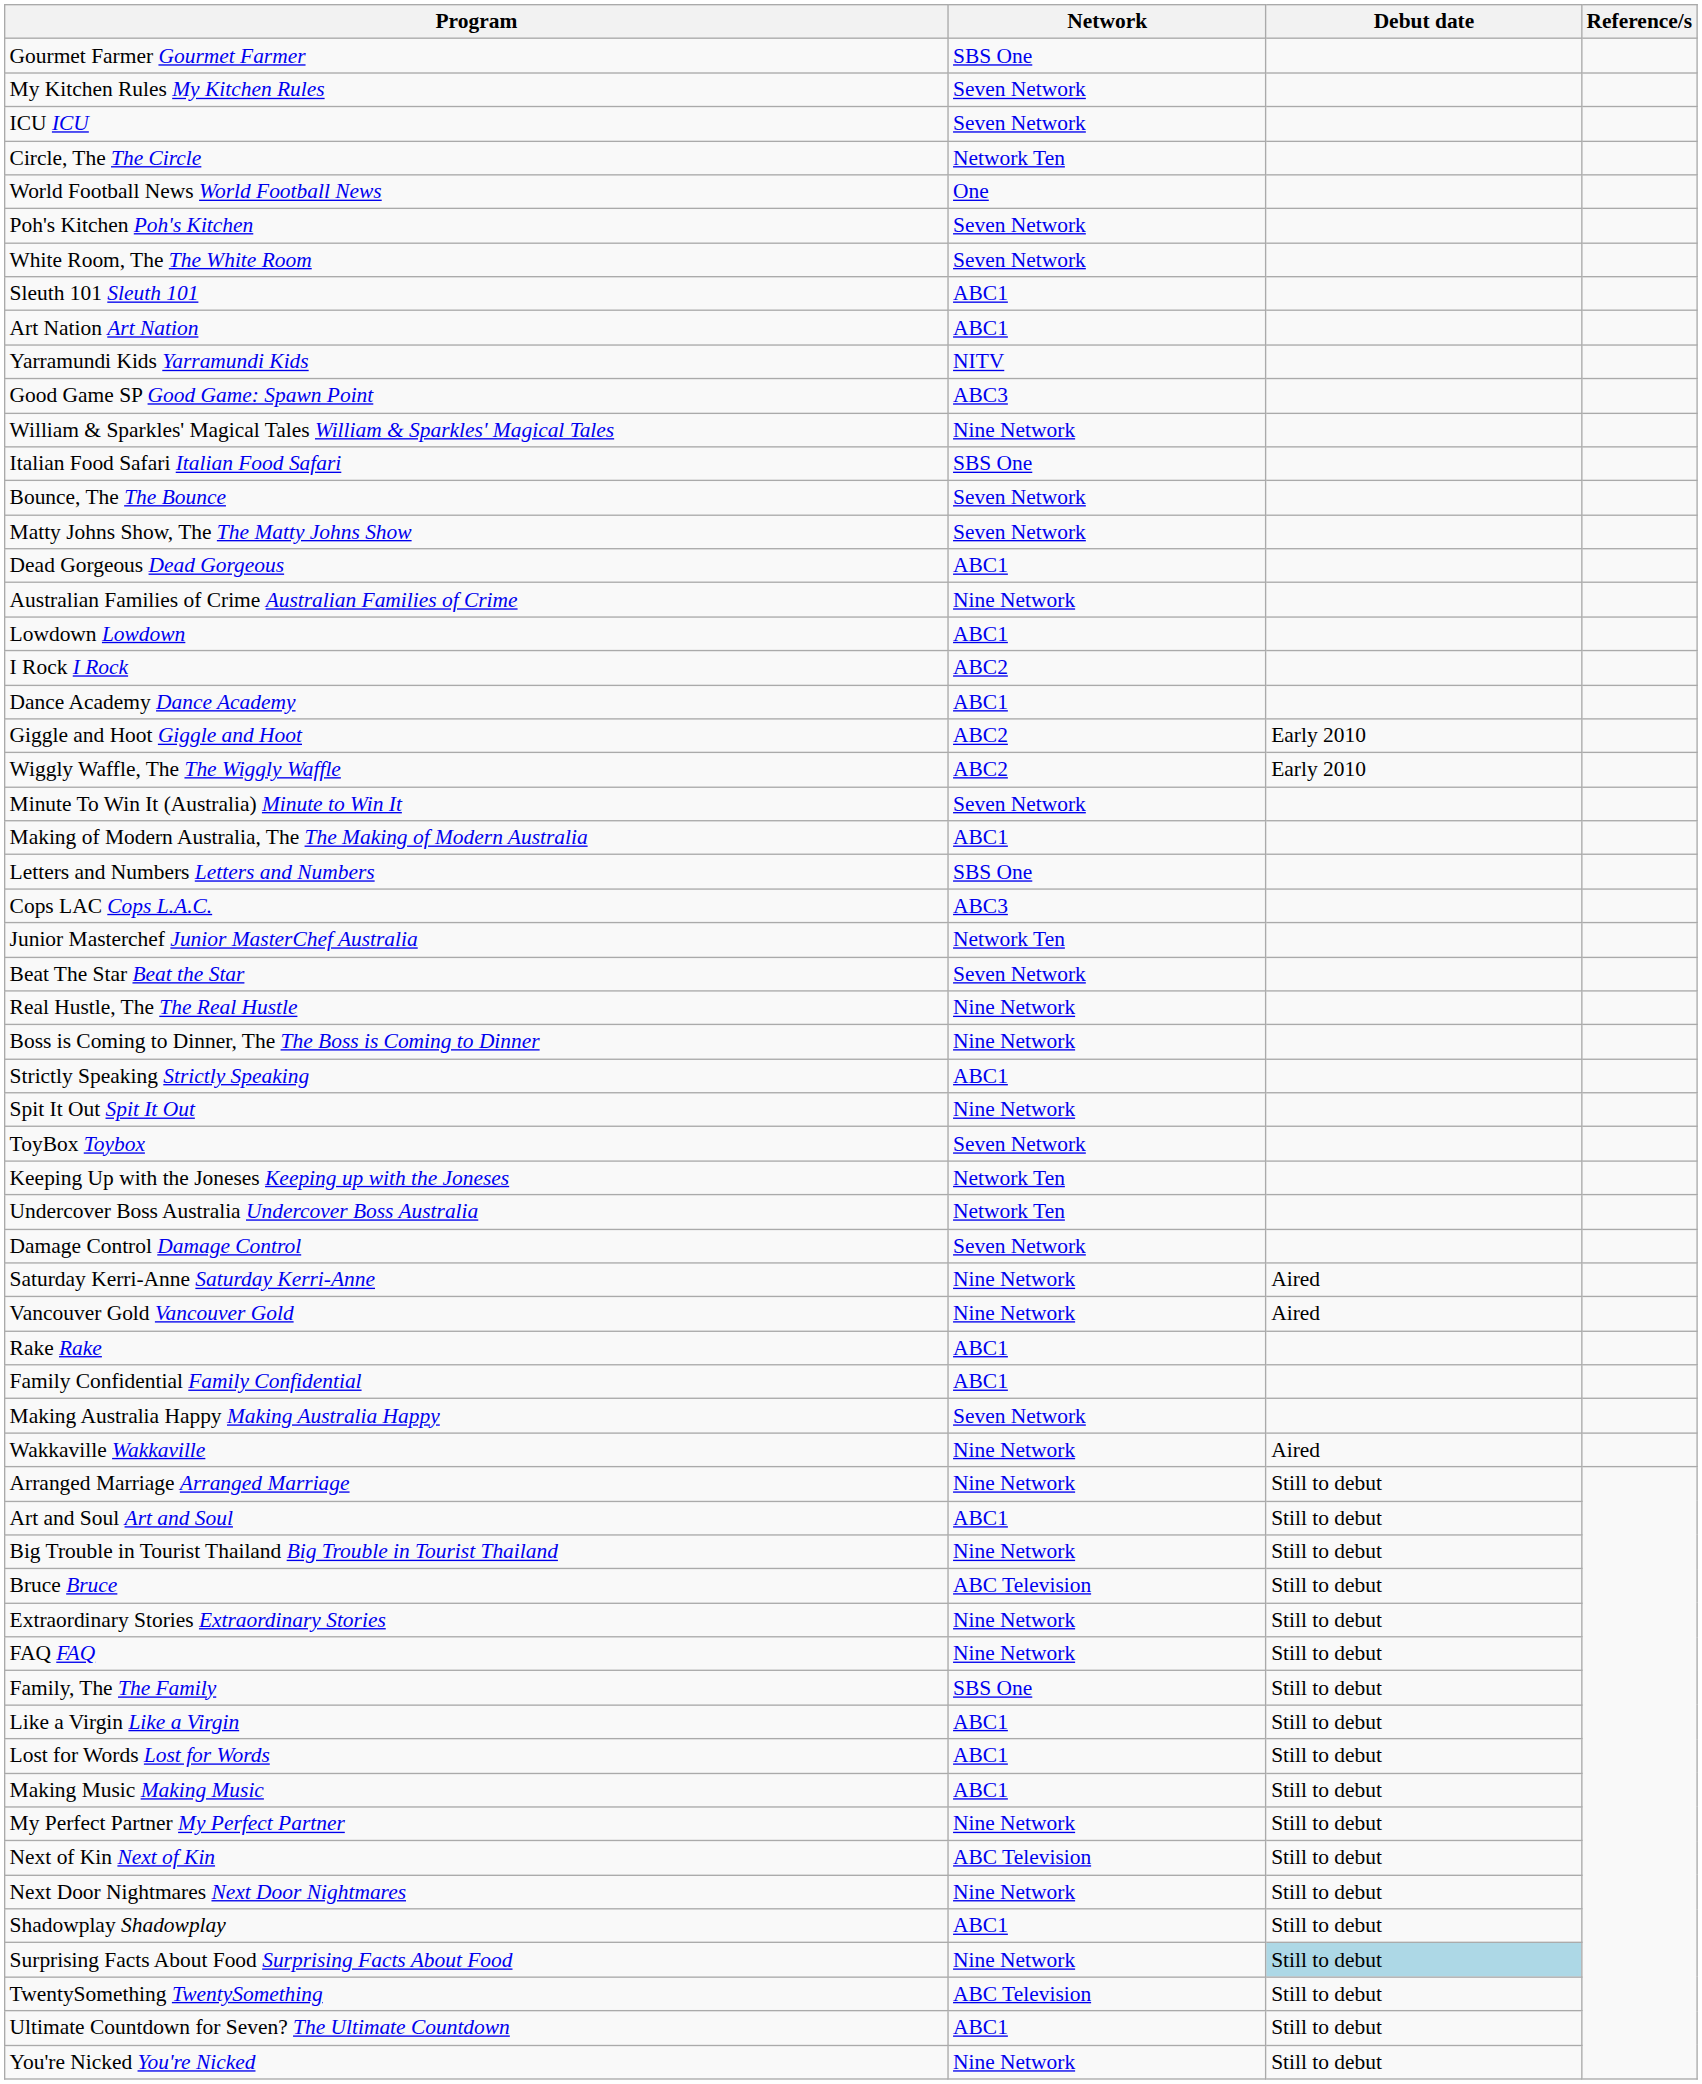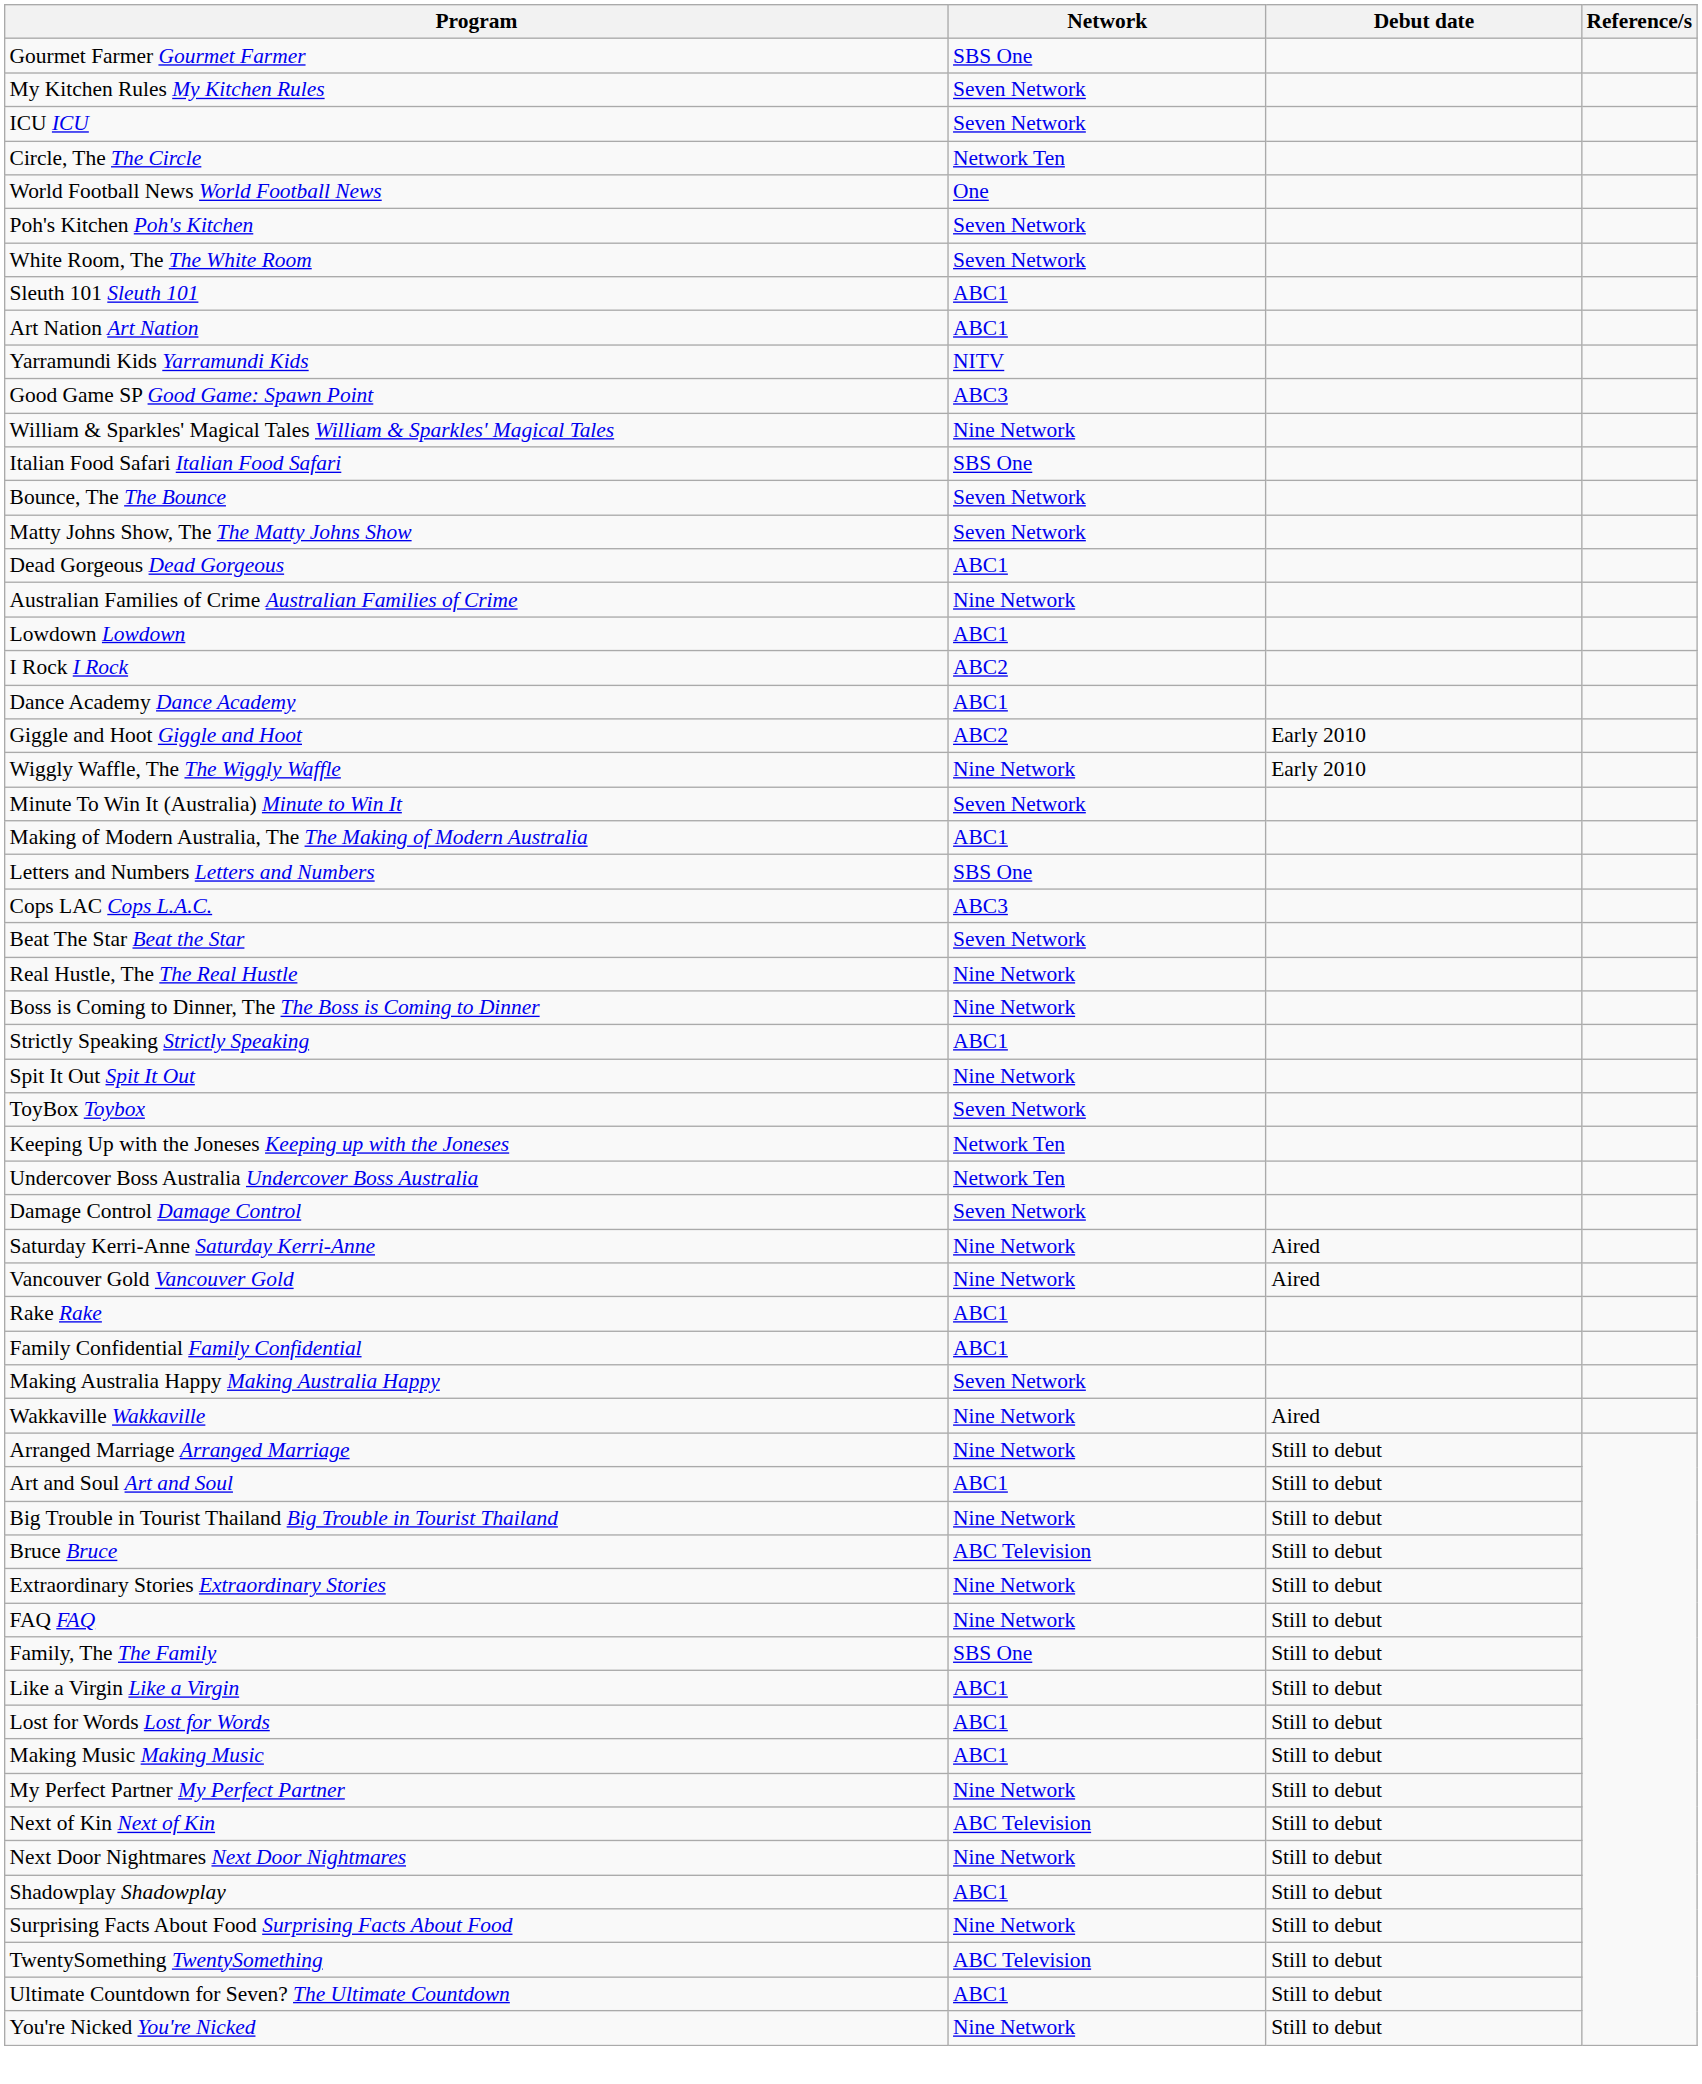(980, 769) ABC2 -> (1014, 769) Nine Network
- row: (214, 939)
(1327, 1959) lightblue background -> (1327, 1925) no background
